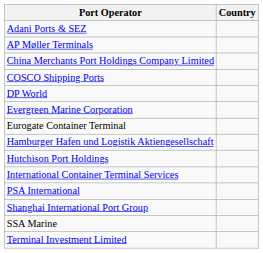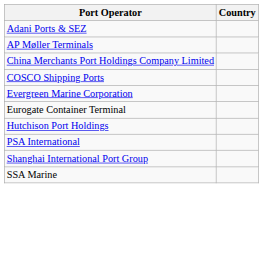- row: (27, 93)
- row: (110, 142)
- row: (93, 175)
- row: (67, 239)
